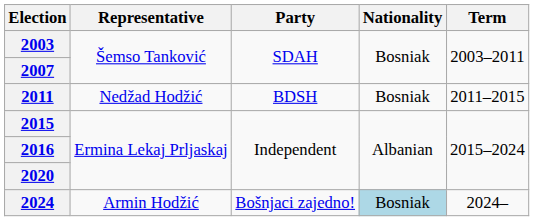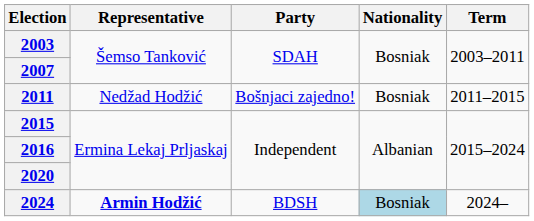(295, 96) BDSH -> (295, 96) Bošnjaci zajedno!
(151, 202) normal -> (151, 202) bold
(295, 202) Bošnjaci zajedno! -> (295, 202) BDSH
